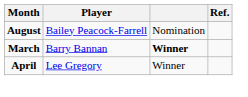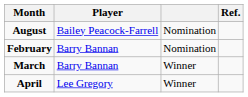+ row: (29, 48)
(170, 48) bold -> (180, 65) normal
